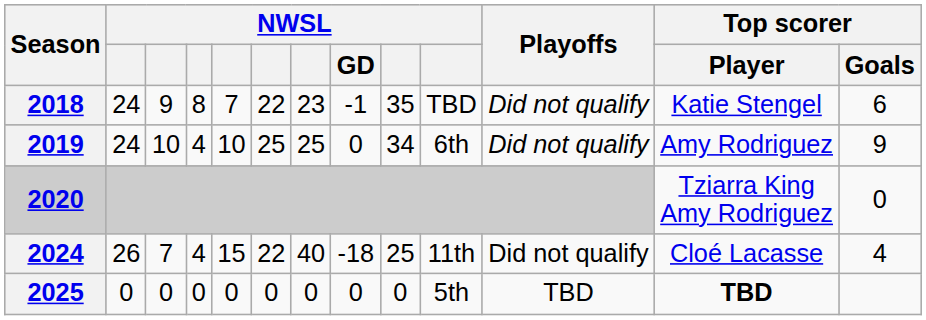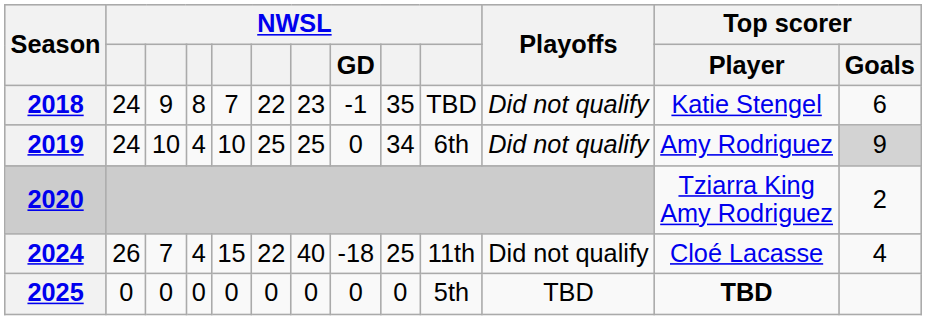(880, 144) no background -> (880, 144) lightgrey background
(880, 199) 0 -> (880, 199) 2
